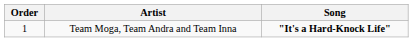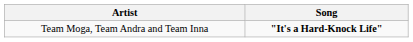- column: (24, 12)
